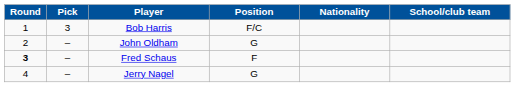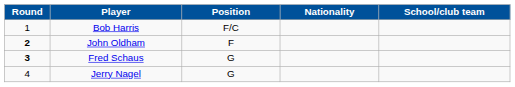- column: (68, 12)
(25, 43) normal -> (27, 43) bold
(254, 43) G -> (231, 43) F
(254, 58) F -> (231, 58) G
